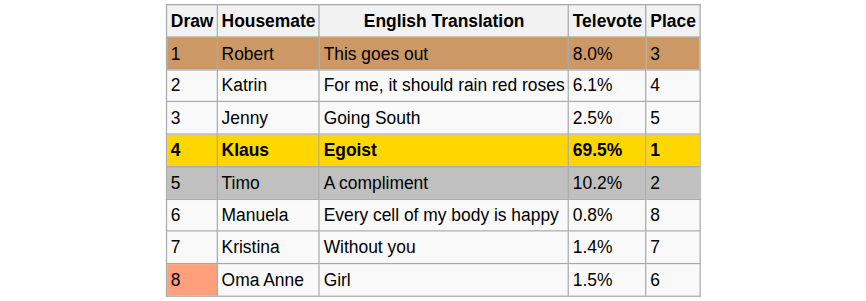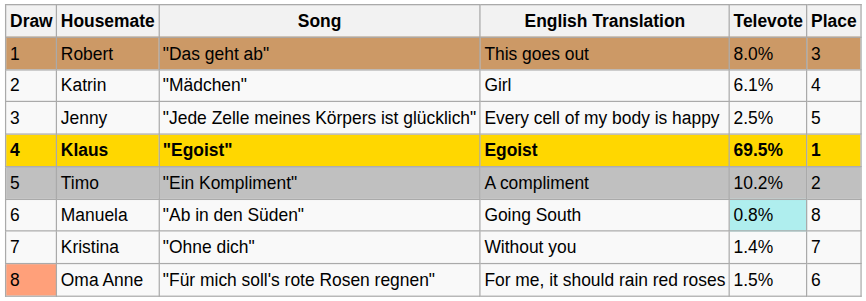+ column: (320, 21)
(444, 86) For me, it should rain red roses -> (498, 86) Girl
(372, 118) Going South -> (602, 118) Every cell of my body is happy
(441, 215) Every cell of my body is happy -> (533, 215) Going South
(593, 215) no background -> (753, 215) paleturquoise background
(337, 280) Girl -> (605, 280) For me, it should rain red roses
